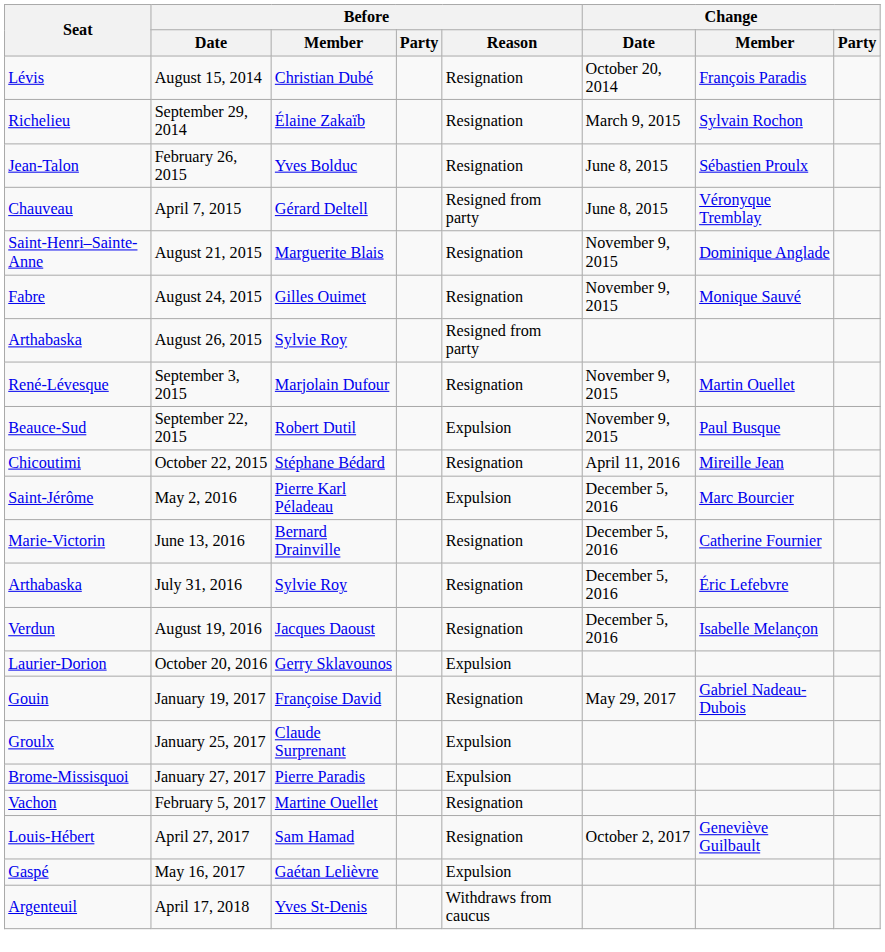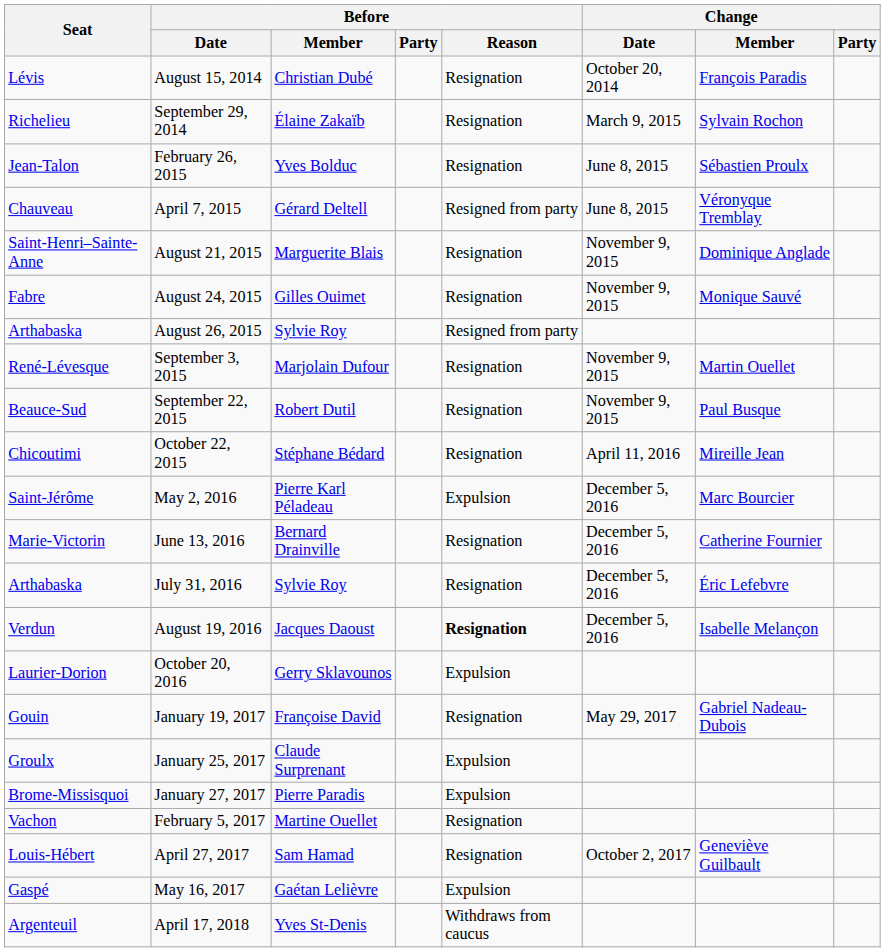(479, 428) Expulsion -> (484, 409) Resignation
(484, 628) normal -> (486, 628) bold
